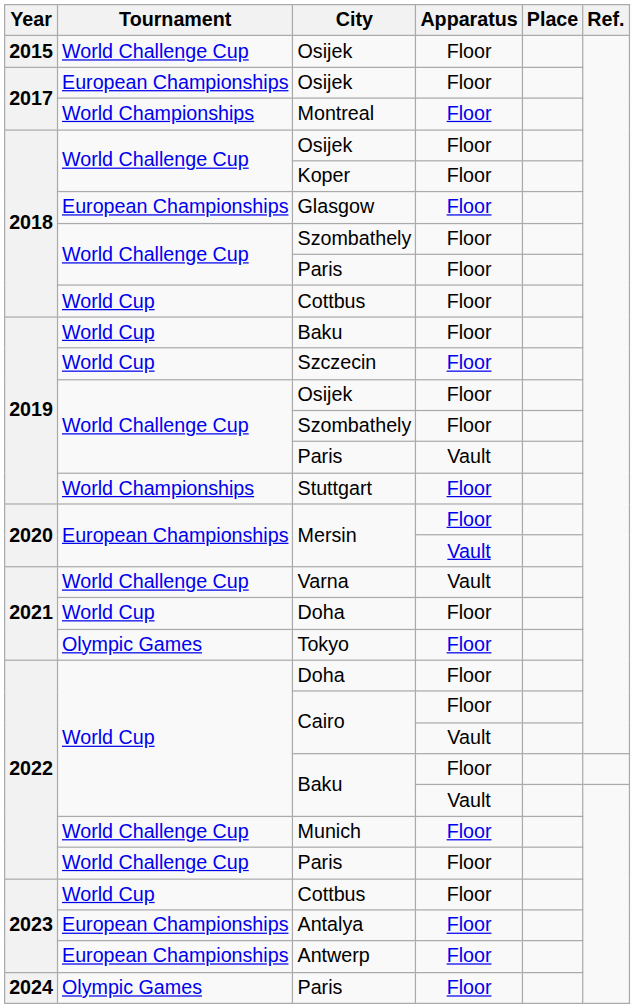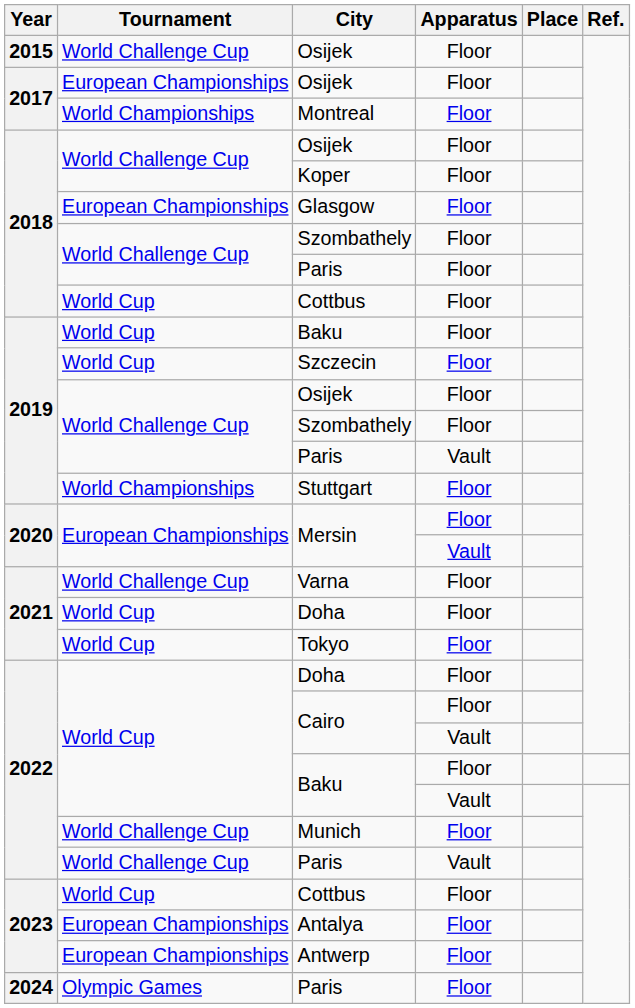(469, 581) Vault -> (469, 581) Floor
(132, 644) Olympic Games -> (108, 644) World Cup
(469, 862) Floor -> (469, 862) Vault
